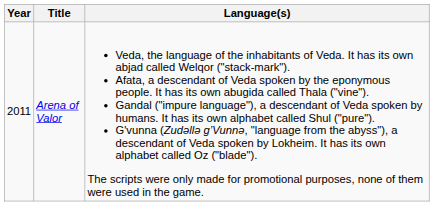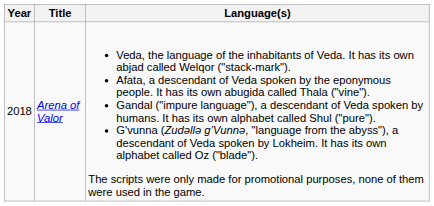(19, 111) 2011 -> (19, 111) 2018
